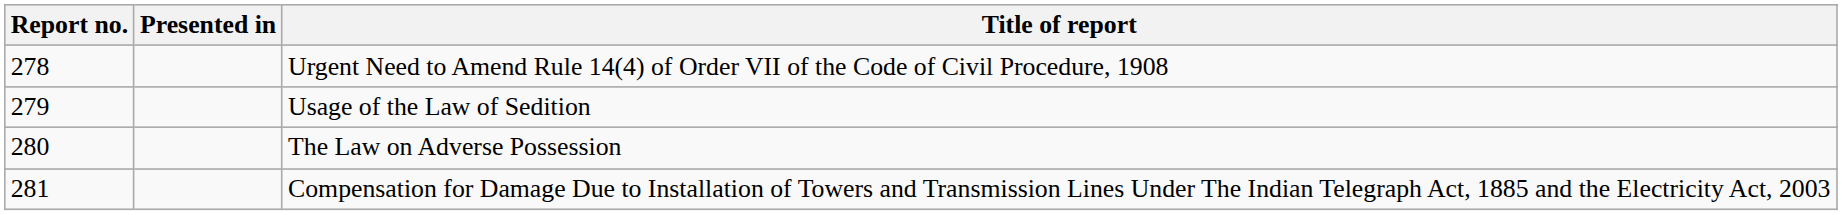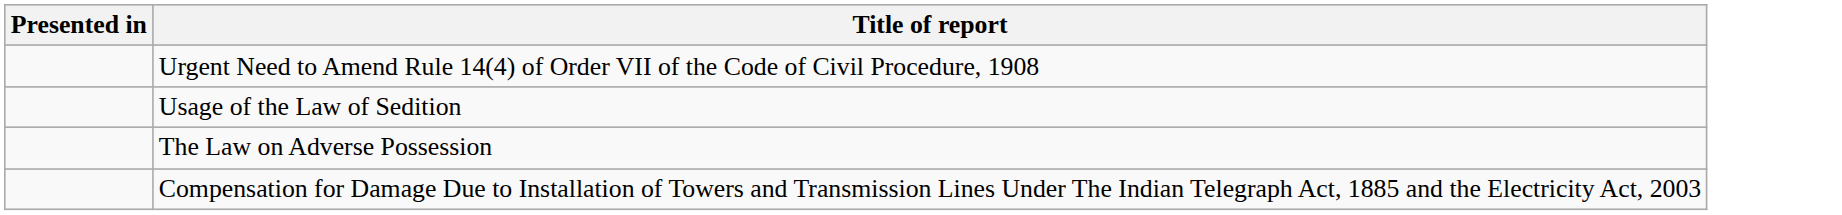- column: (69, 24)
